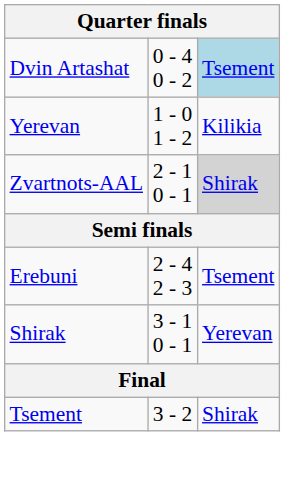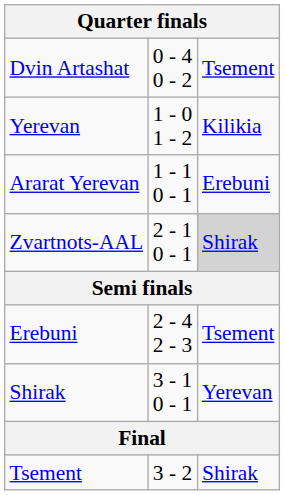(238, 67) lightblue background -> (238, 67) no background
+ row: (75, 183)
